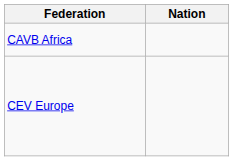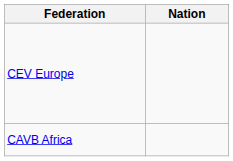rows swapped: (40, 39) <-> (40, 106)
